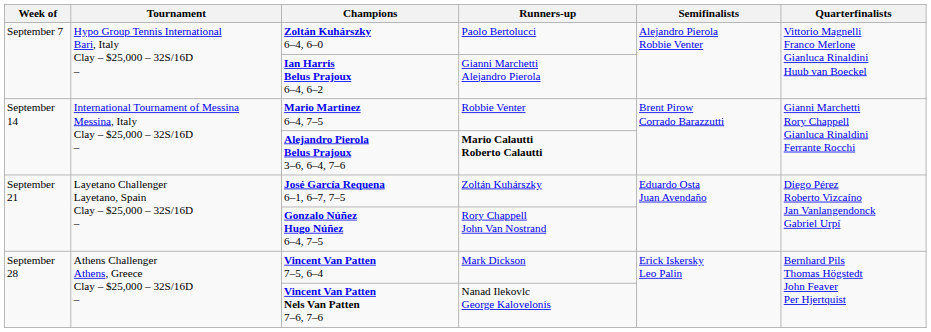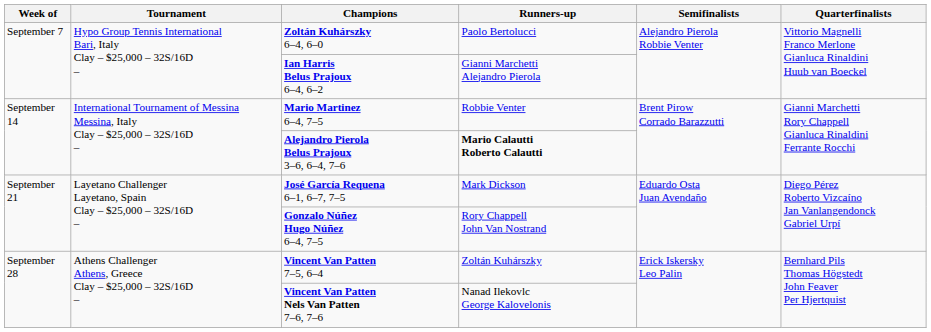(502, 184) Zoltán Kuhárszky -> (494, 184) Mark Dickson
(494, 260) Mark Dickson -> (502, 260) Zoltán Kuhárszky
